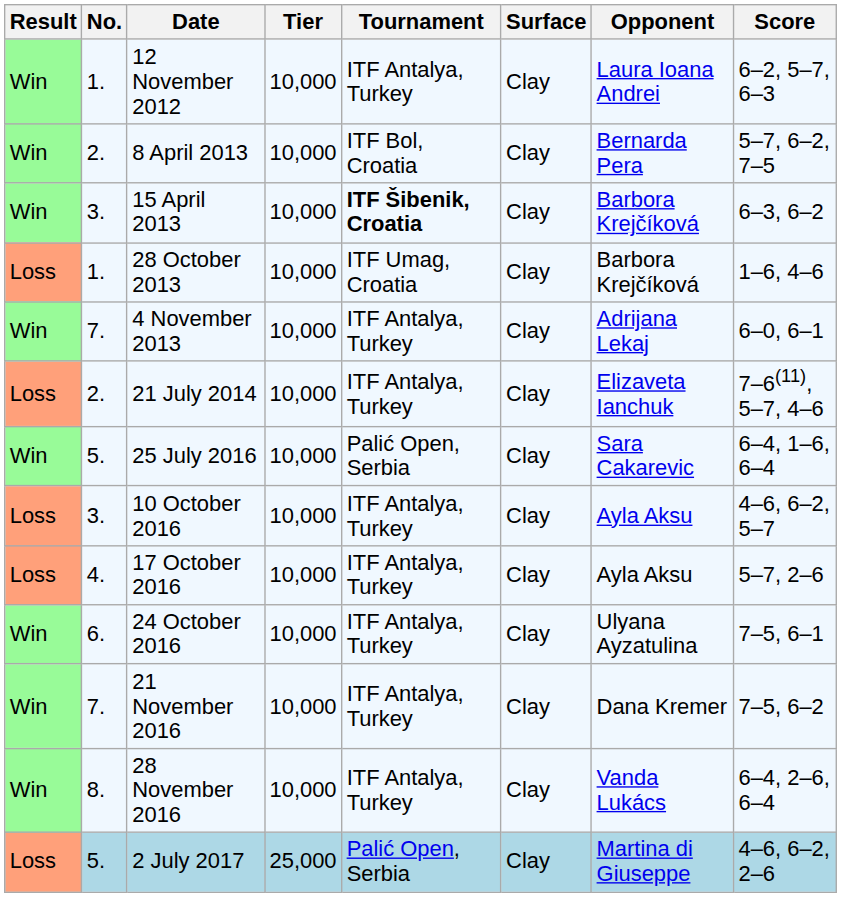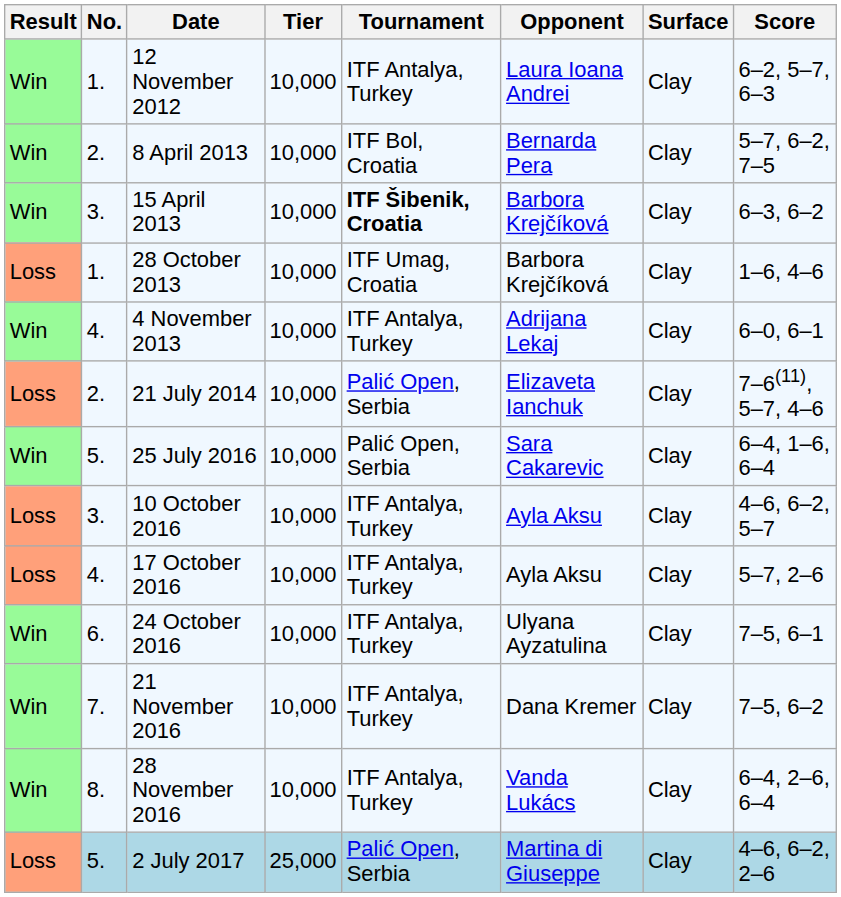columns swapped: (546, 21) <-> (662, 21)
(96, 331) 7. -> (96, 331) 4.
(405, 393) ITF Antalya, Turkey -> (403, 393) Palić Open, Serbia
